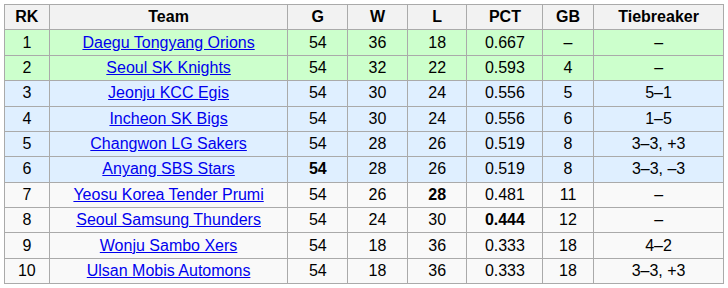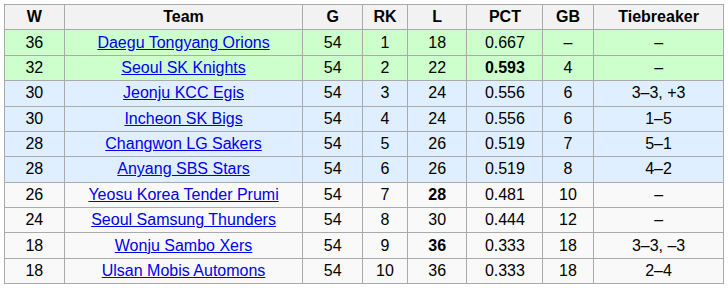columns swapped: (27, 17) <-> (377, 17)
(505, 67) normal -> (505, 67) bold
(568, 93) 5 -> (568, 93) 6
(659, 93) 5–1 -> (659, 93) 3–3, +3
(568, 144) 8 -> (568, 144) 7
(659, 144) 3–3, +3 -> (659, 144) 5–1
(318, 169) bold -> (333, 169) normal
(659, 169) 3–3, –3 -> (659, 169) 4–2
(568, 194) 11 -> (568, 194) 10
(505, 220) bold -> (505, 220) normal
(437, 245) normal -> (437, 245) bold
(659, 245) 4–2 -> (659, 245) 3–3, –3
(659, 270) 3–3, +3 -> (659, 270) 2–4
